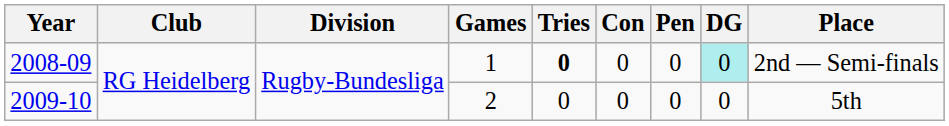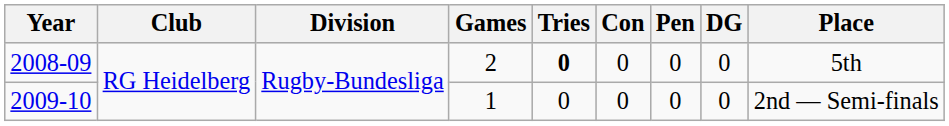(491, 62) 1 -> (491, 62) 2
(724, 62) paleturquoise background -> (724, 62) no background
(846, 62) 2nd — Semi-finals -> (846, 62) 5th
(491, 100) 2 -> (491, 100) 1
(846, 100) 5th -> (846, 100) 2nd — Semi-finals
